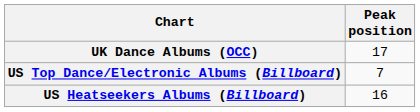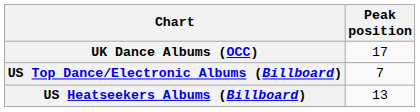(380, 95) 16 -> (380, 95) 13
